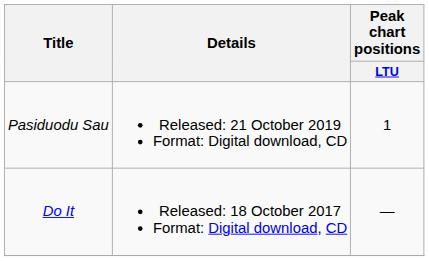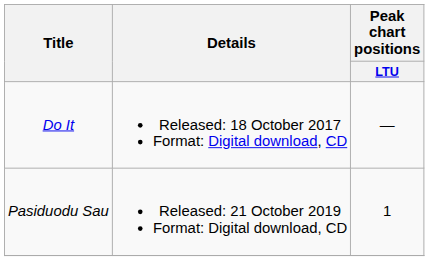rows swapped: (58, 211) <-> (58, 124)
